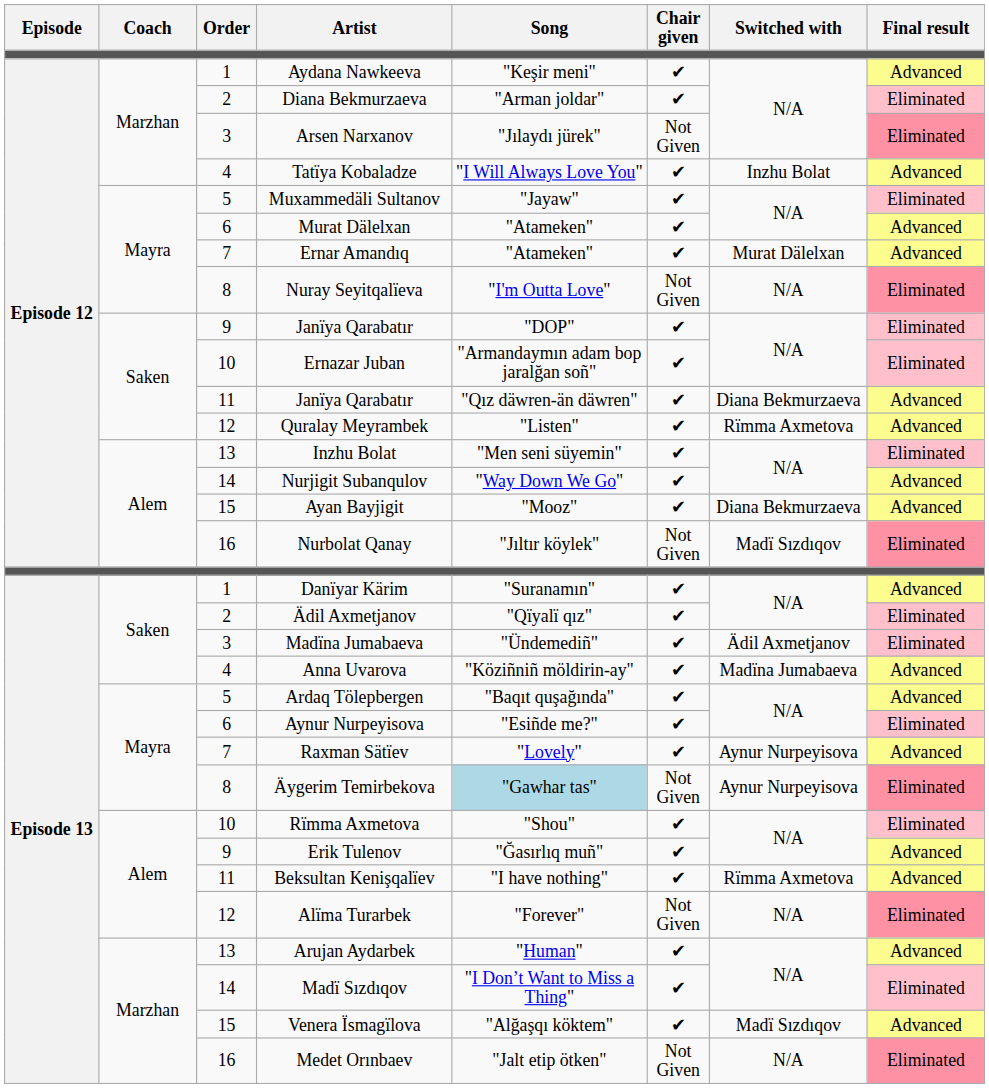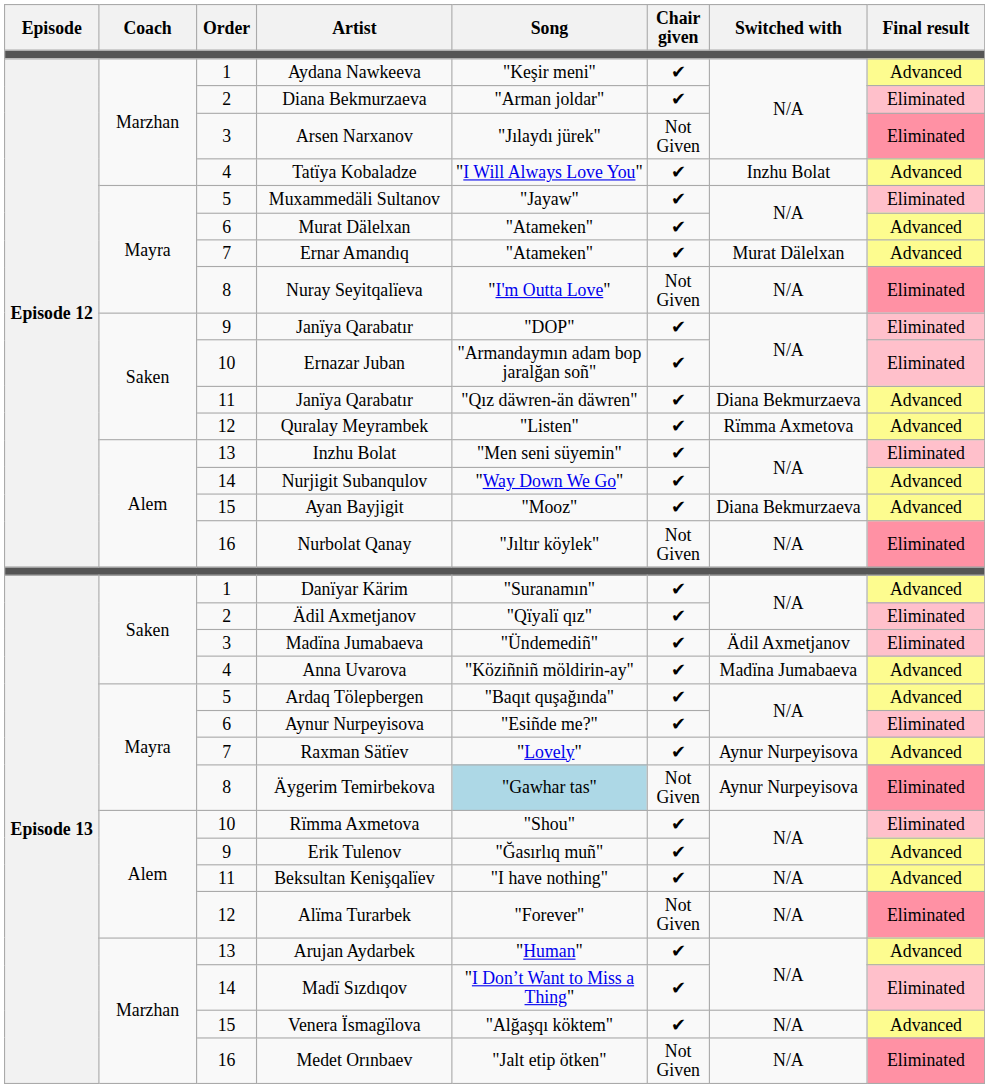(788, 544) Madï Sızdıqov -> (788, 544) N/A
(788, 878) Rïmma Axmetova -> (788, 878) N/A
(788, 1024) Madï Sızdıqov -> (788, 1024) N/A
